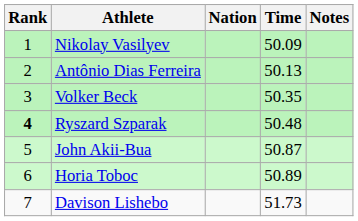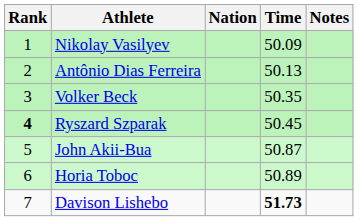(283, 123) 50.48 -> (283, 123) 50.45
(283, 202) normal -> (283, 202) bold
